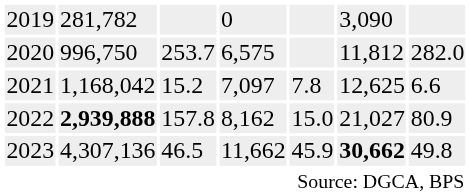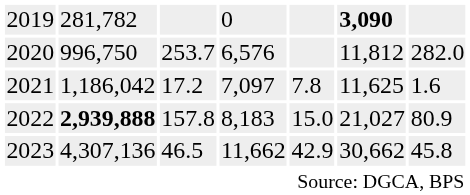(366, 19) normal -> (366, 19) bold
(248, 52) 6,575 -> (248, 52) 6,576
(108, 85) 1,168,042 -> (108, 85) 1,186,042
(182, 85) 15.2 -> (182, 85) 17.2
(372, 85) 12,625 -> (372, 85) 11,625
(426, 85) 6.6 -> (426, 85) 1.6
(248, 117) 8,162 -> (248, 117) 8,183
(312, 150) 45.9 -> (312, 150) 42.9
(372, 150) bold -> (372, 150) normal
(432, 150) 49.8 -> (432, 150) 45.8
